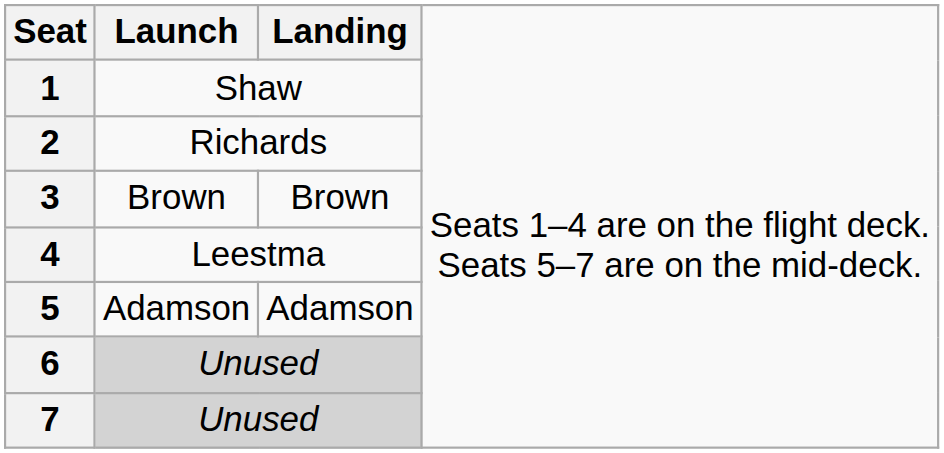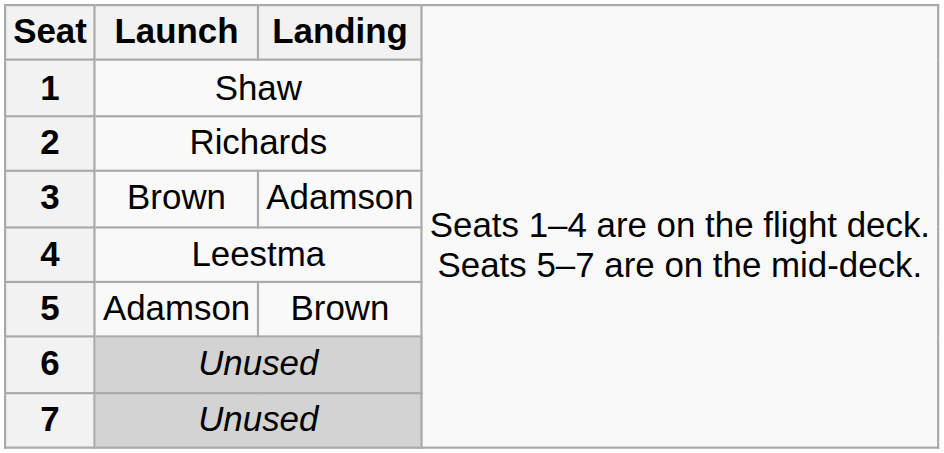(340, 198) Brown -> (340, 198) Adamson
(340, 308) Adamson -> (340, 308) Brown
